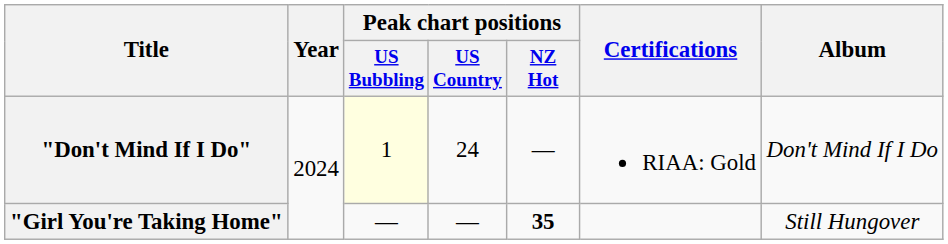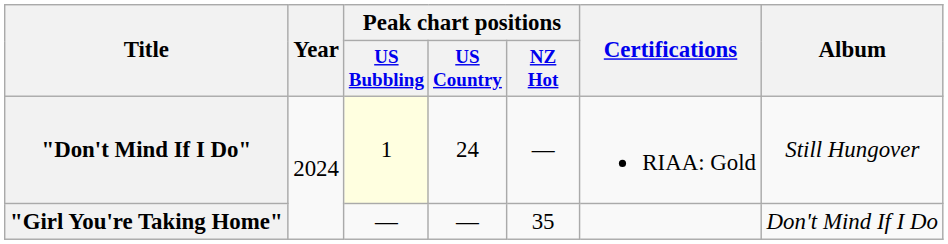(852, 149) Don't Mind If I Do -> (852, 149) Still Hungover
(543, 221) bold -> (543, 221) normal
(852, 221) Still Hungover -> (852, 221) Don't Mind If I Do
